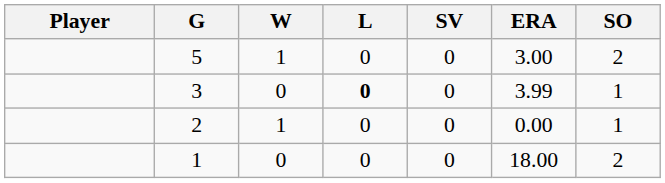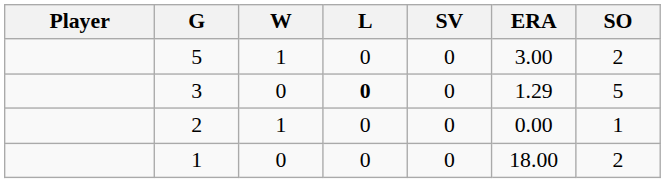(534, 90) 3.99 -> (534, 90) 1.29
(618, 90) 1 -> (618, 90) 5
